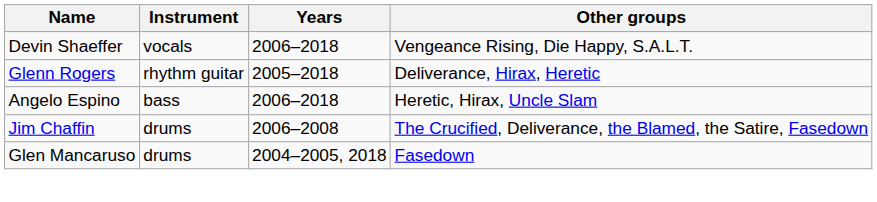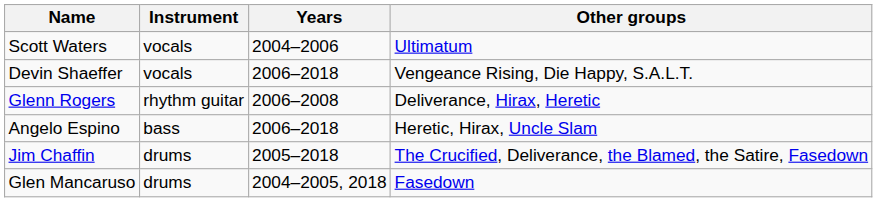+ row: (58, 45)
(295, 73) 2005–2018 -> (295, 100) 2006–2008
(295, 127) 2006–2008 -> (295, 155) 2005–2018
